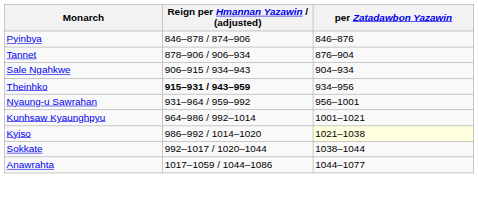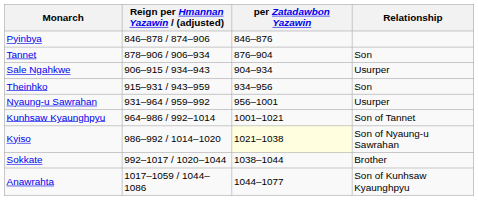+ column: (413, 17)
(208, 86) bold -> (167, 86) normal
